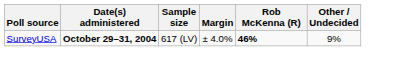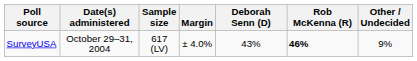+ column: (251, 18)
(110, 38) bold -> (100, 44) normal
